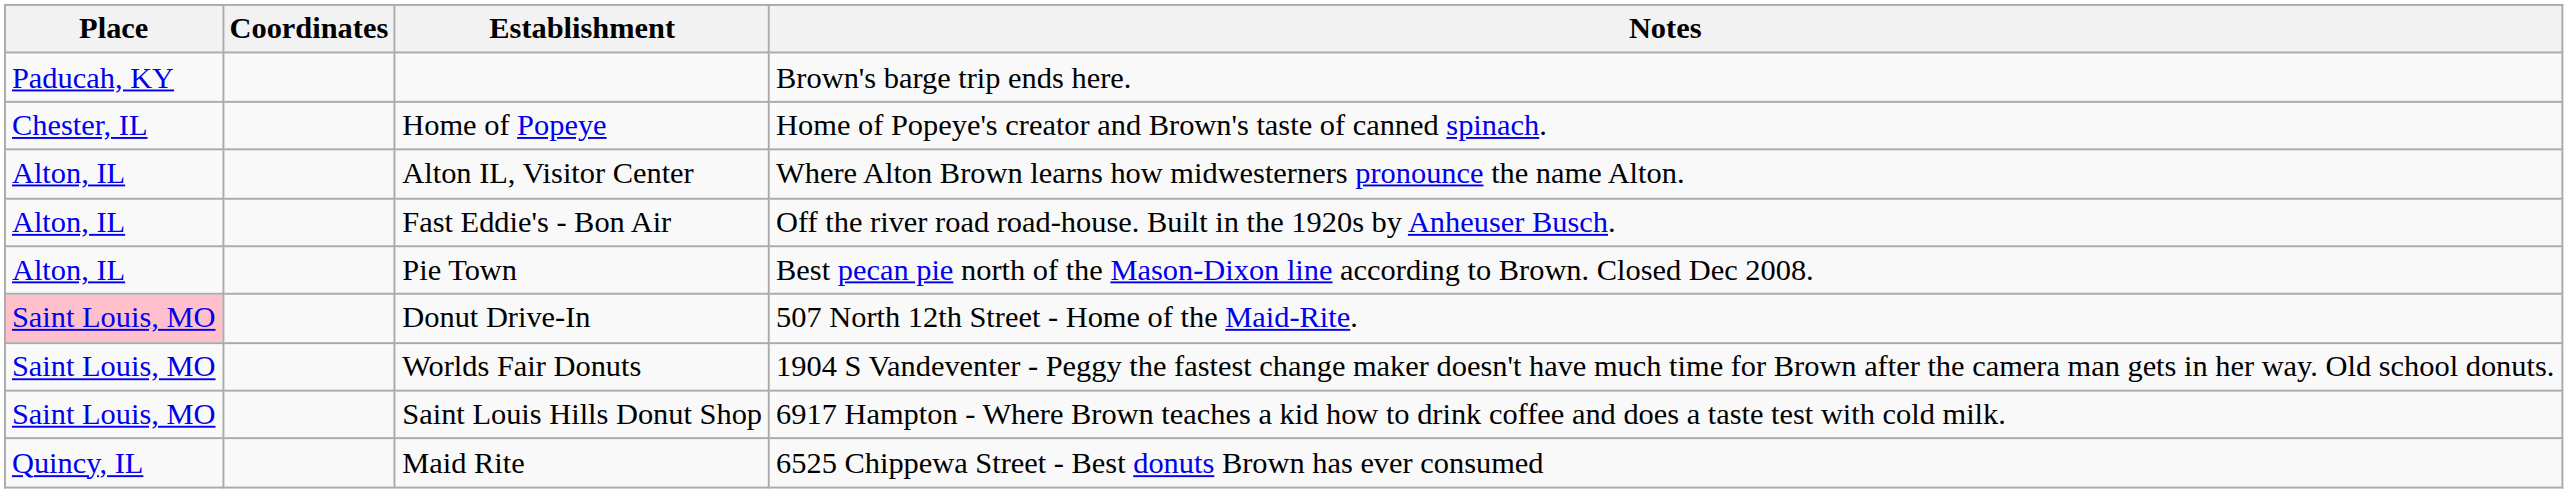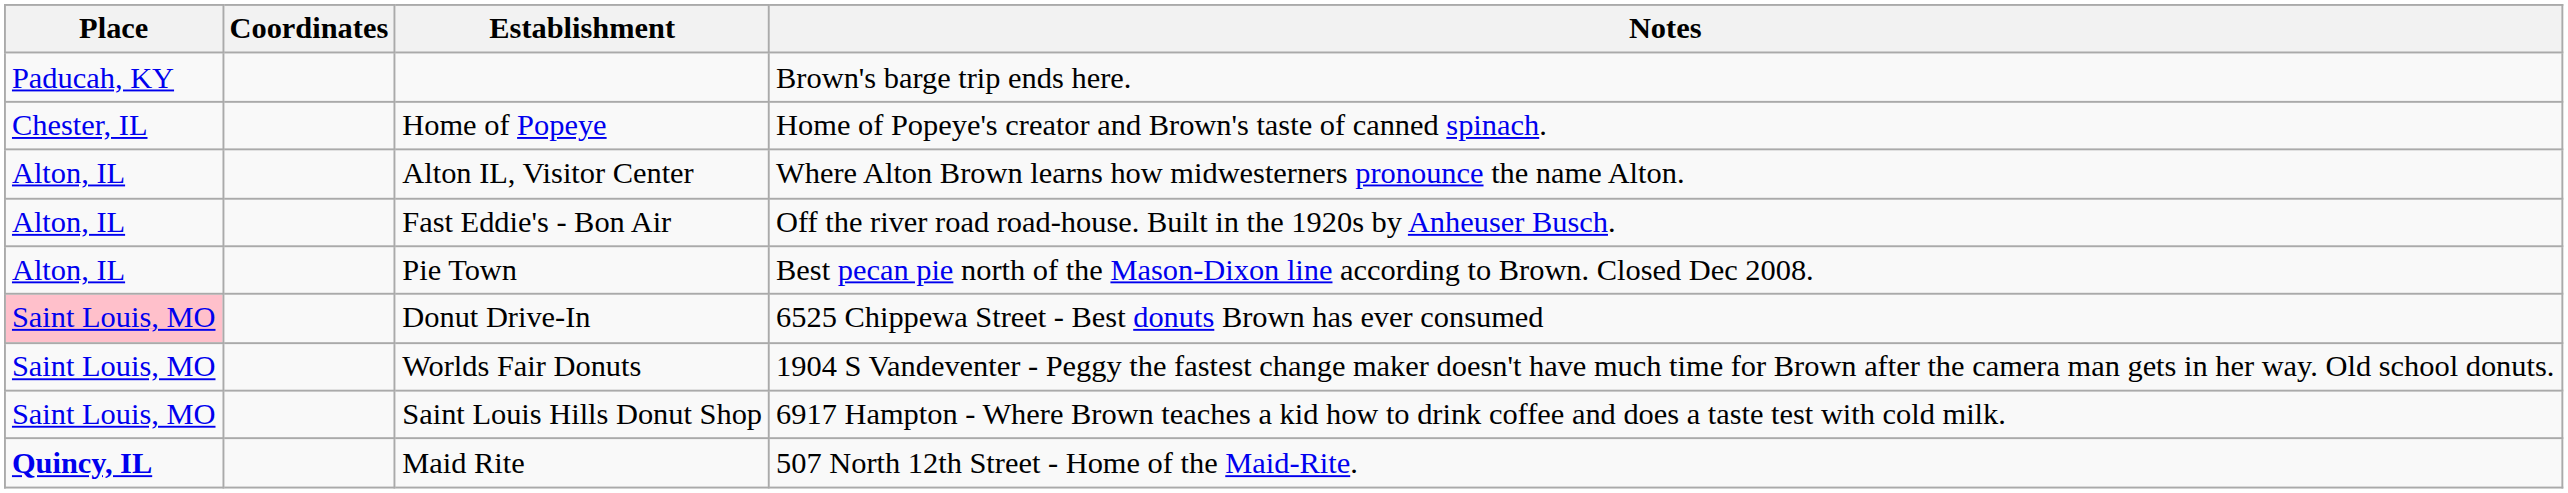(1067, 317) 507 North 12th Street - Home of the Maid-Rite. -> (1160, 317) 6525 Chippewa Street - Best donuts Brown has ever consumed
(78, 462) normal -> (82, 462) bold
(1160, 462) 6525 Chippewa Street - Best donuts Brown has ever consumed -> (1067, 462) 507 North 12th Street - Home of the Maid-Rite.
